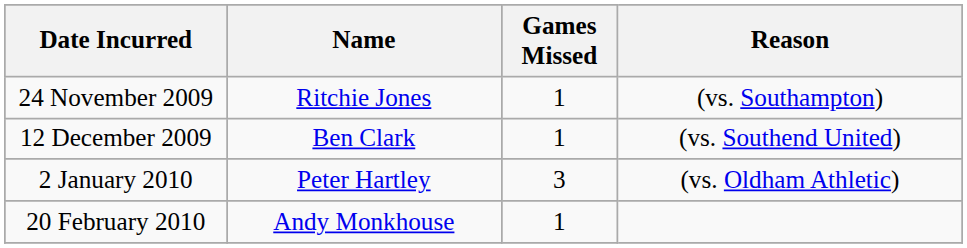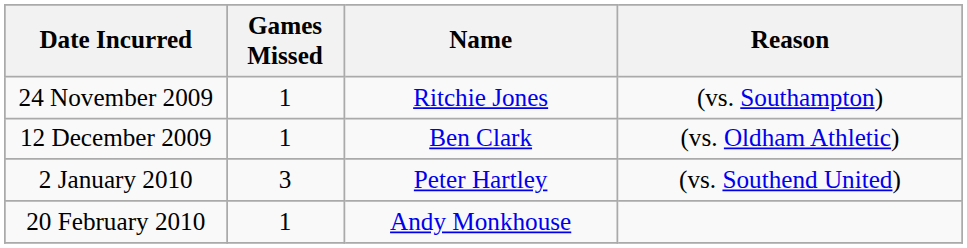columns swapped: (364, 40) <-> (559, 40)
(790, 138) (vs. Southend United) -> (790, 138) (vs. Oldham Athletic)
(790, 180) (vs. Oldham Athletic) -> (790, 180) (vs. Southend United)
